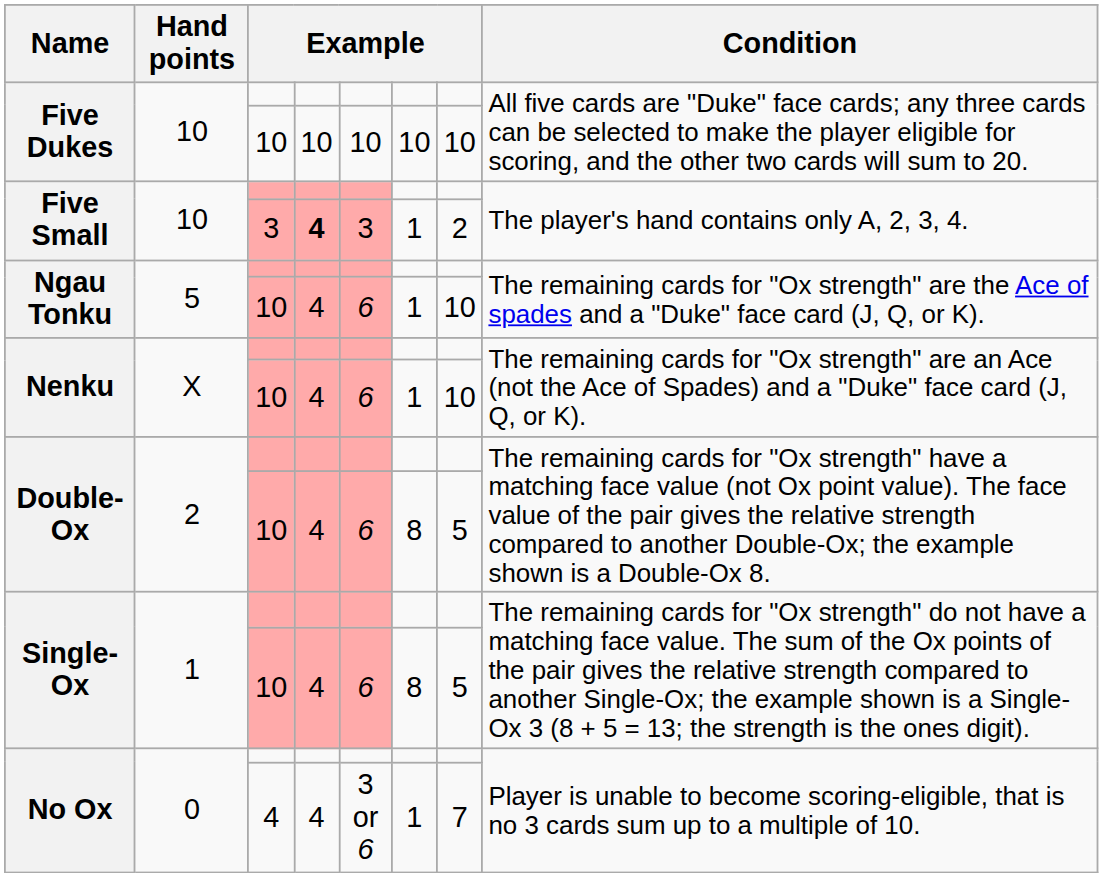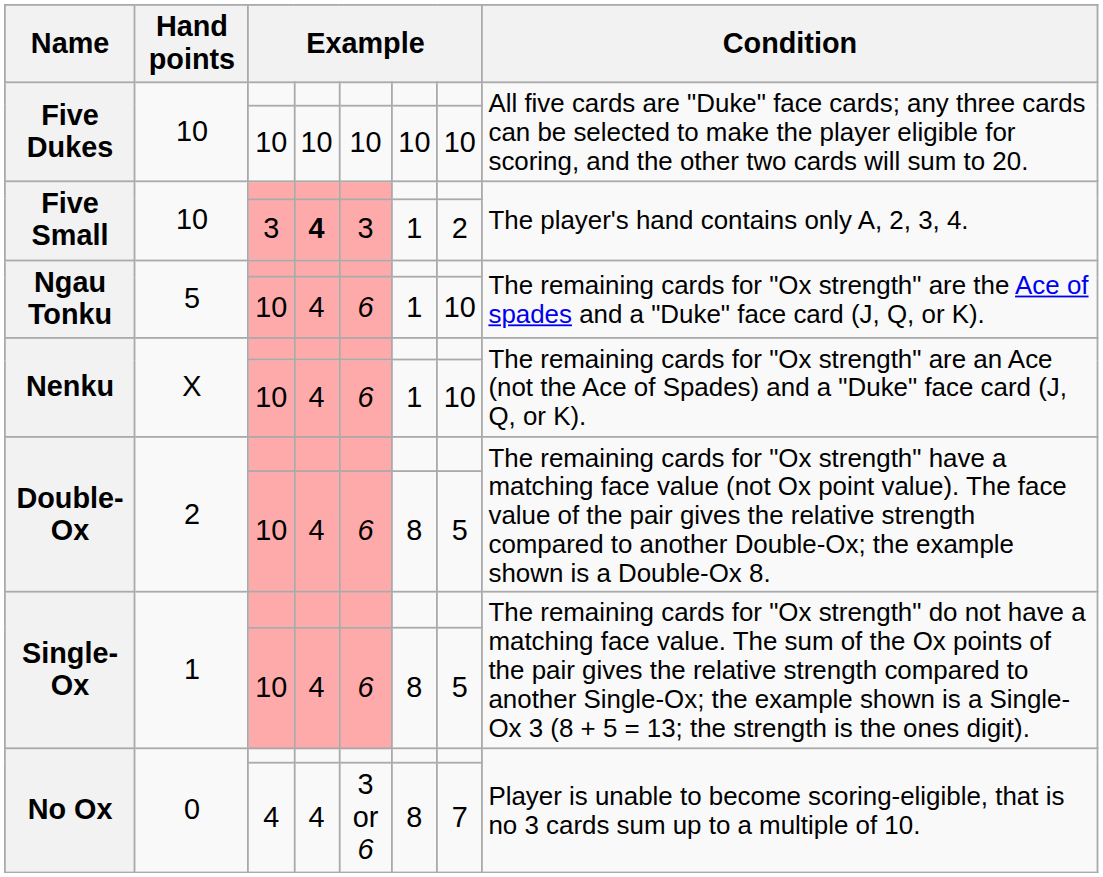(414, 816) 1 -> (414, 816) 8
